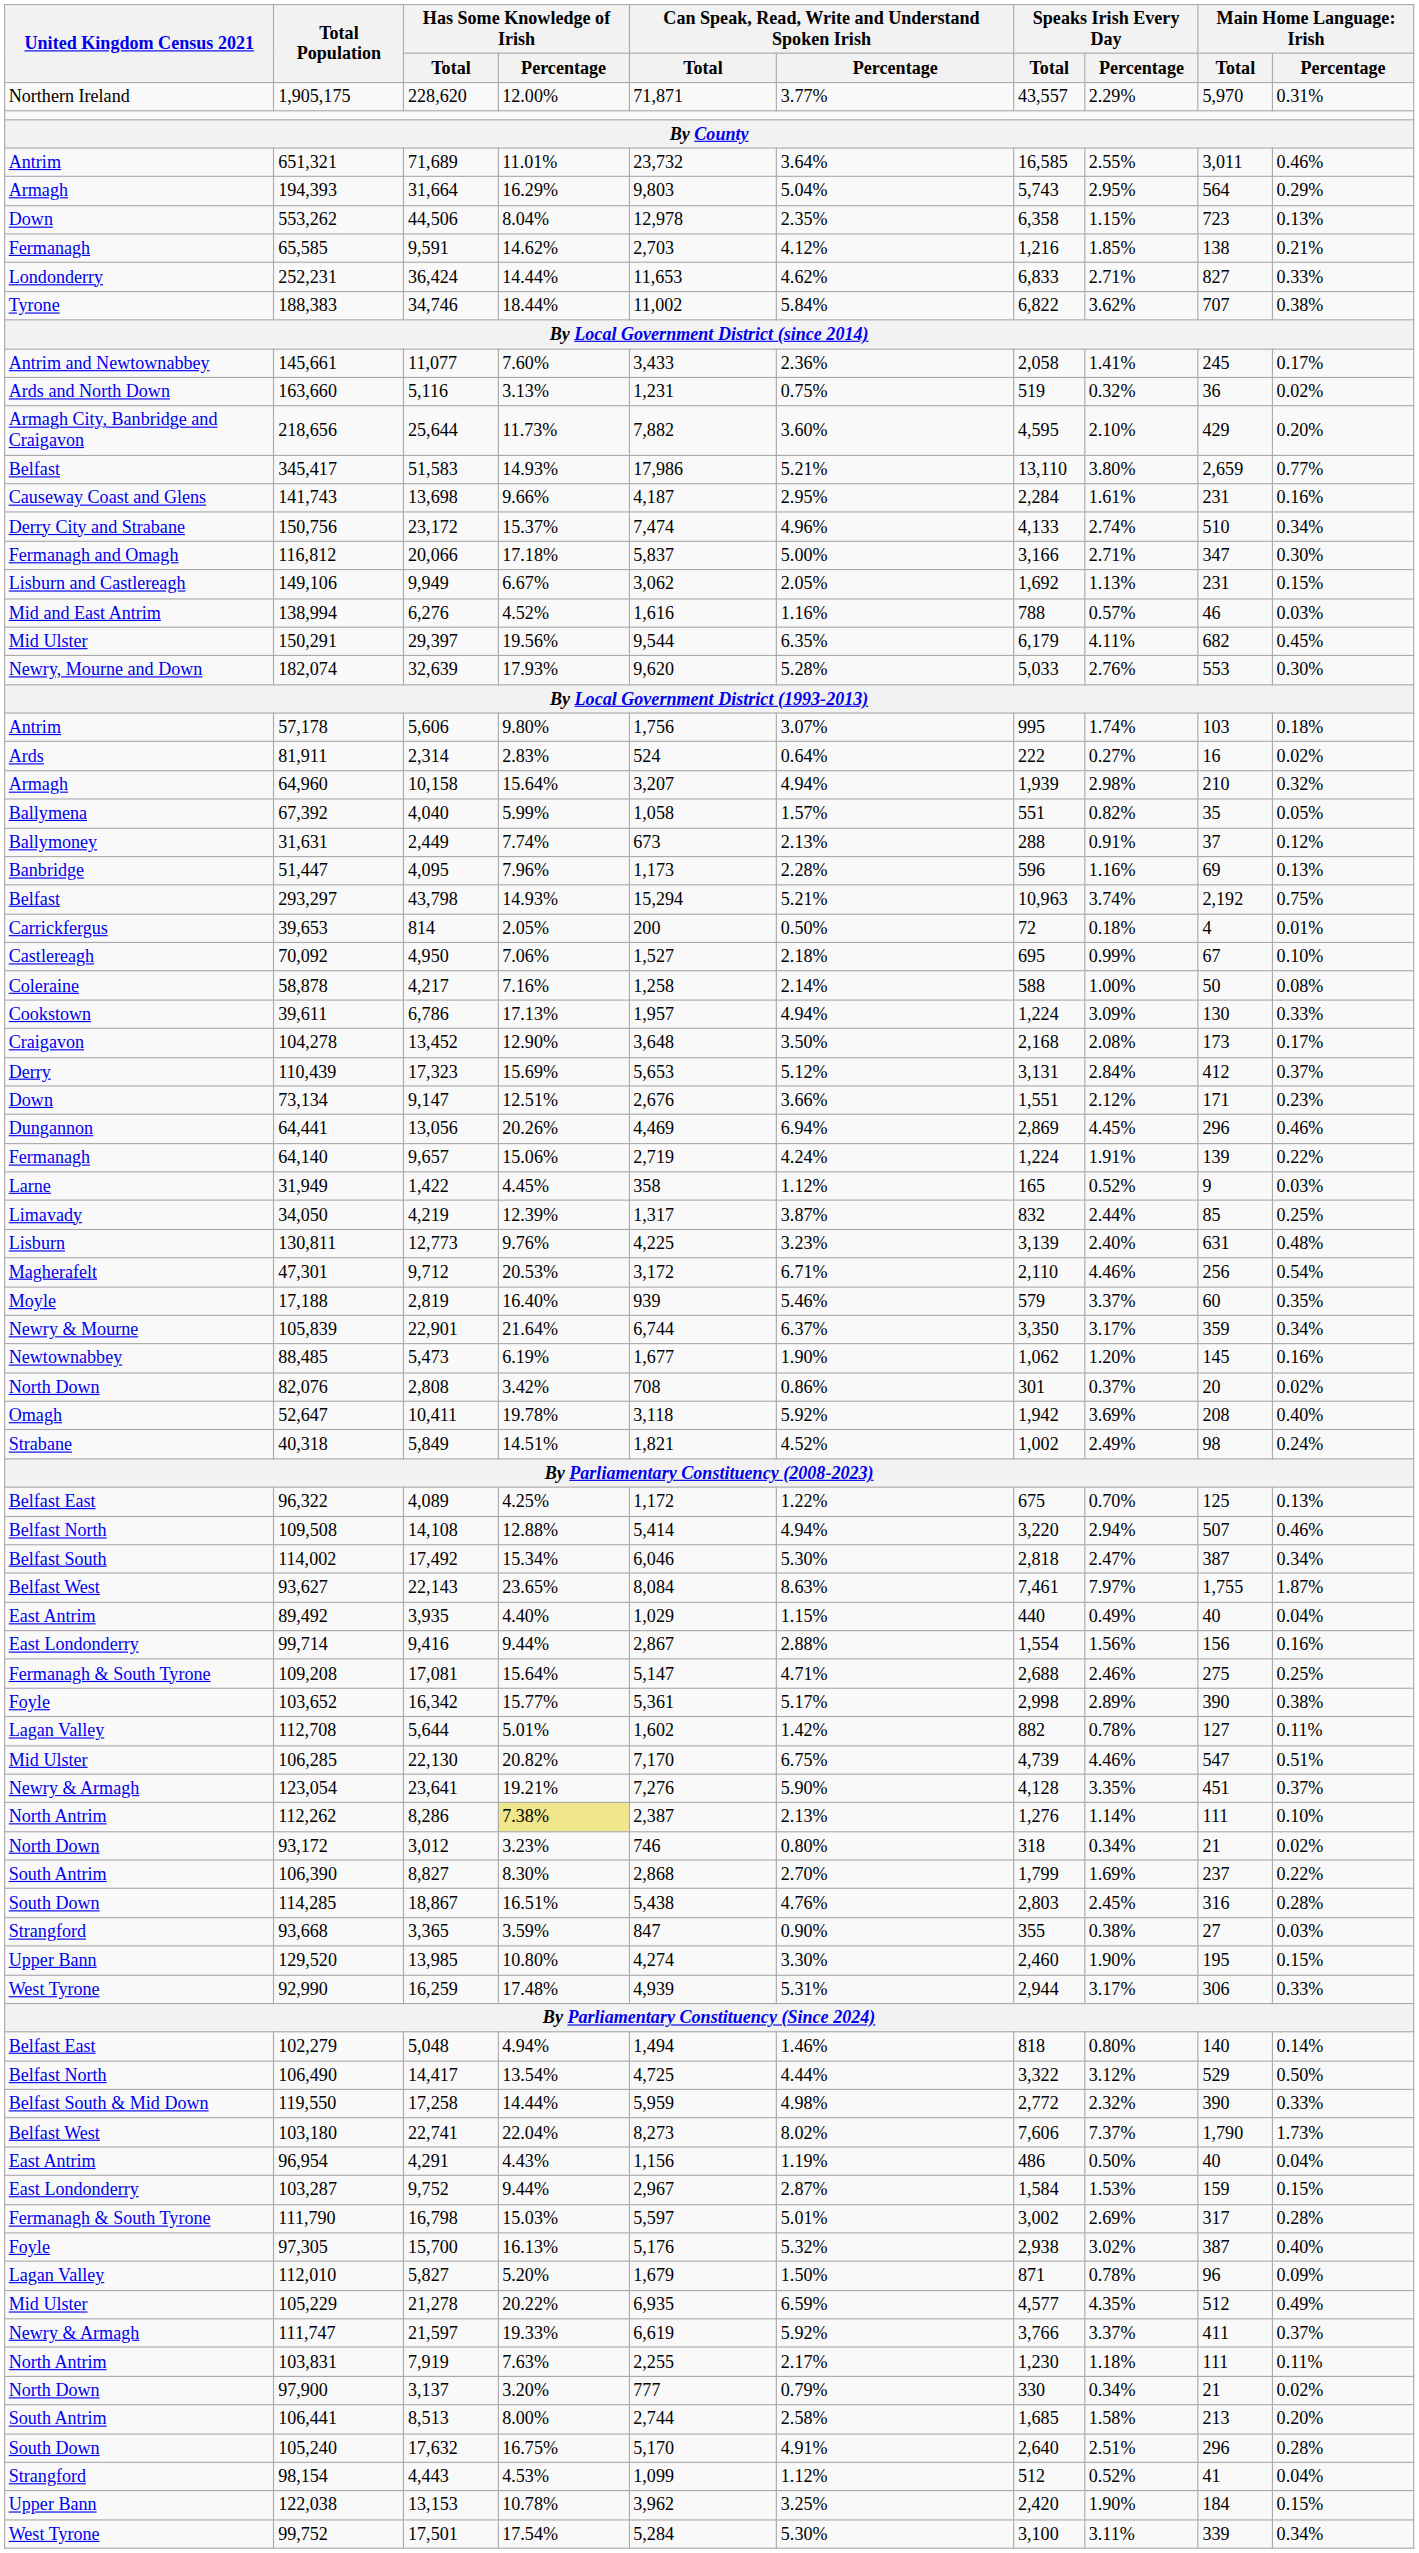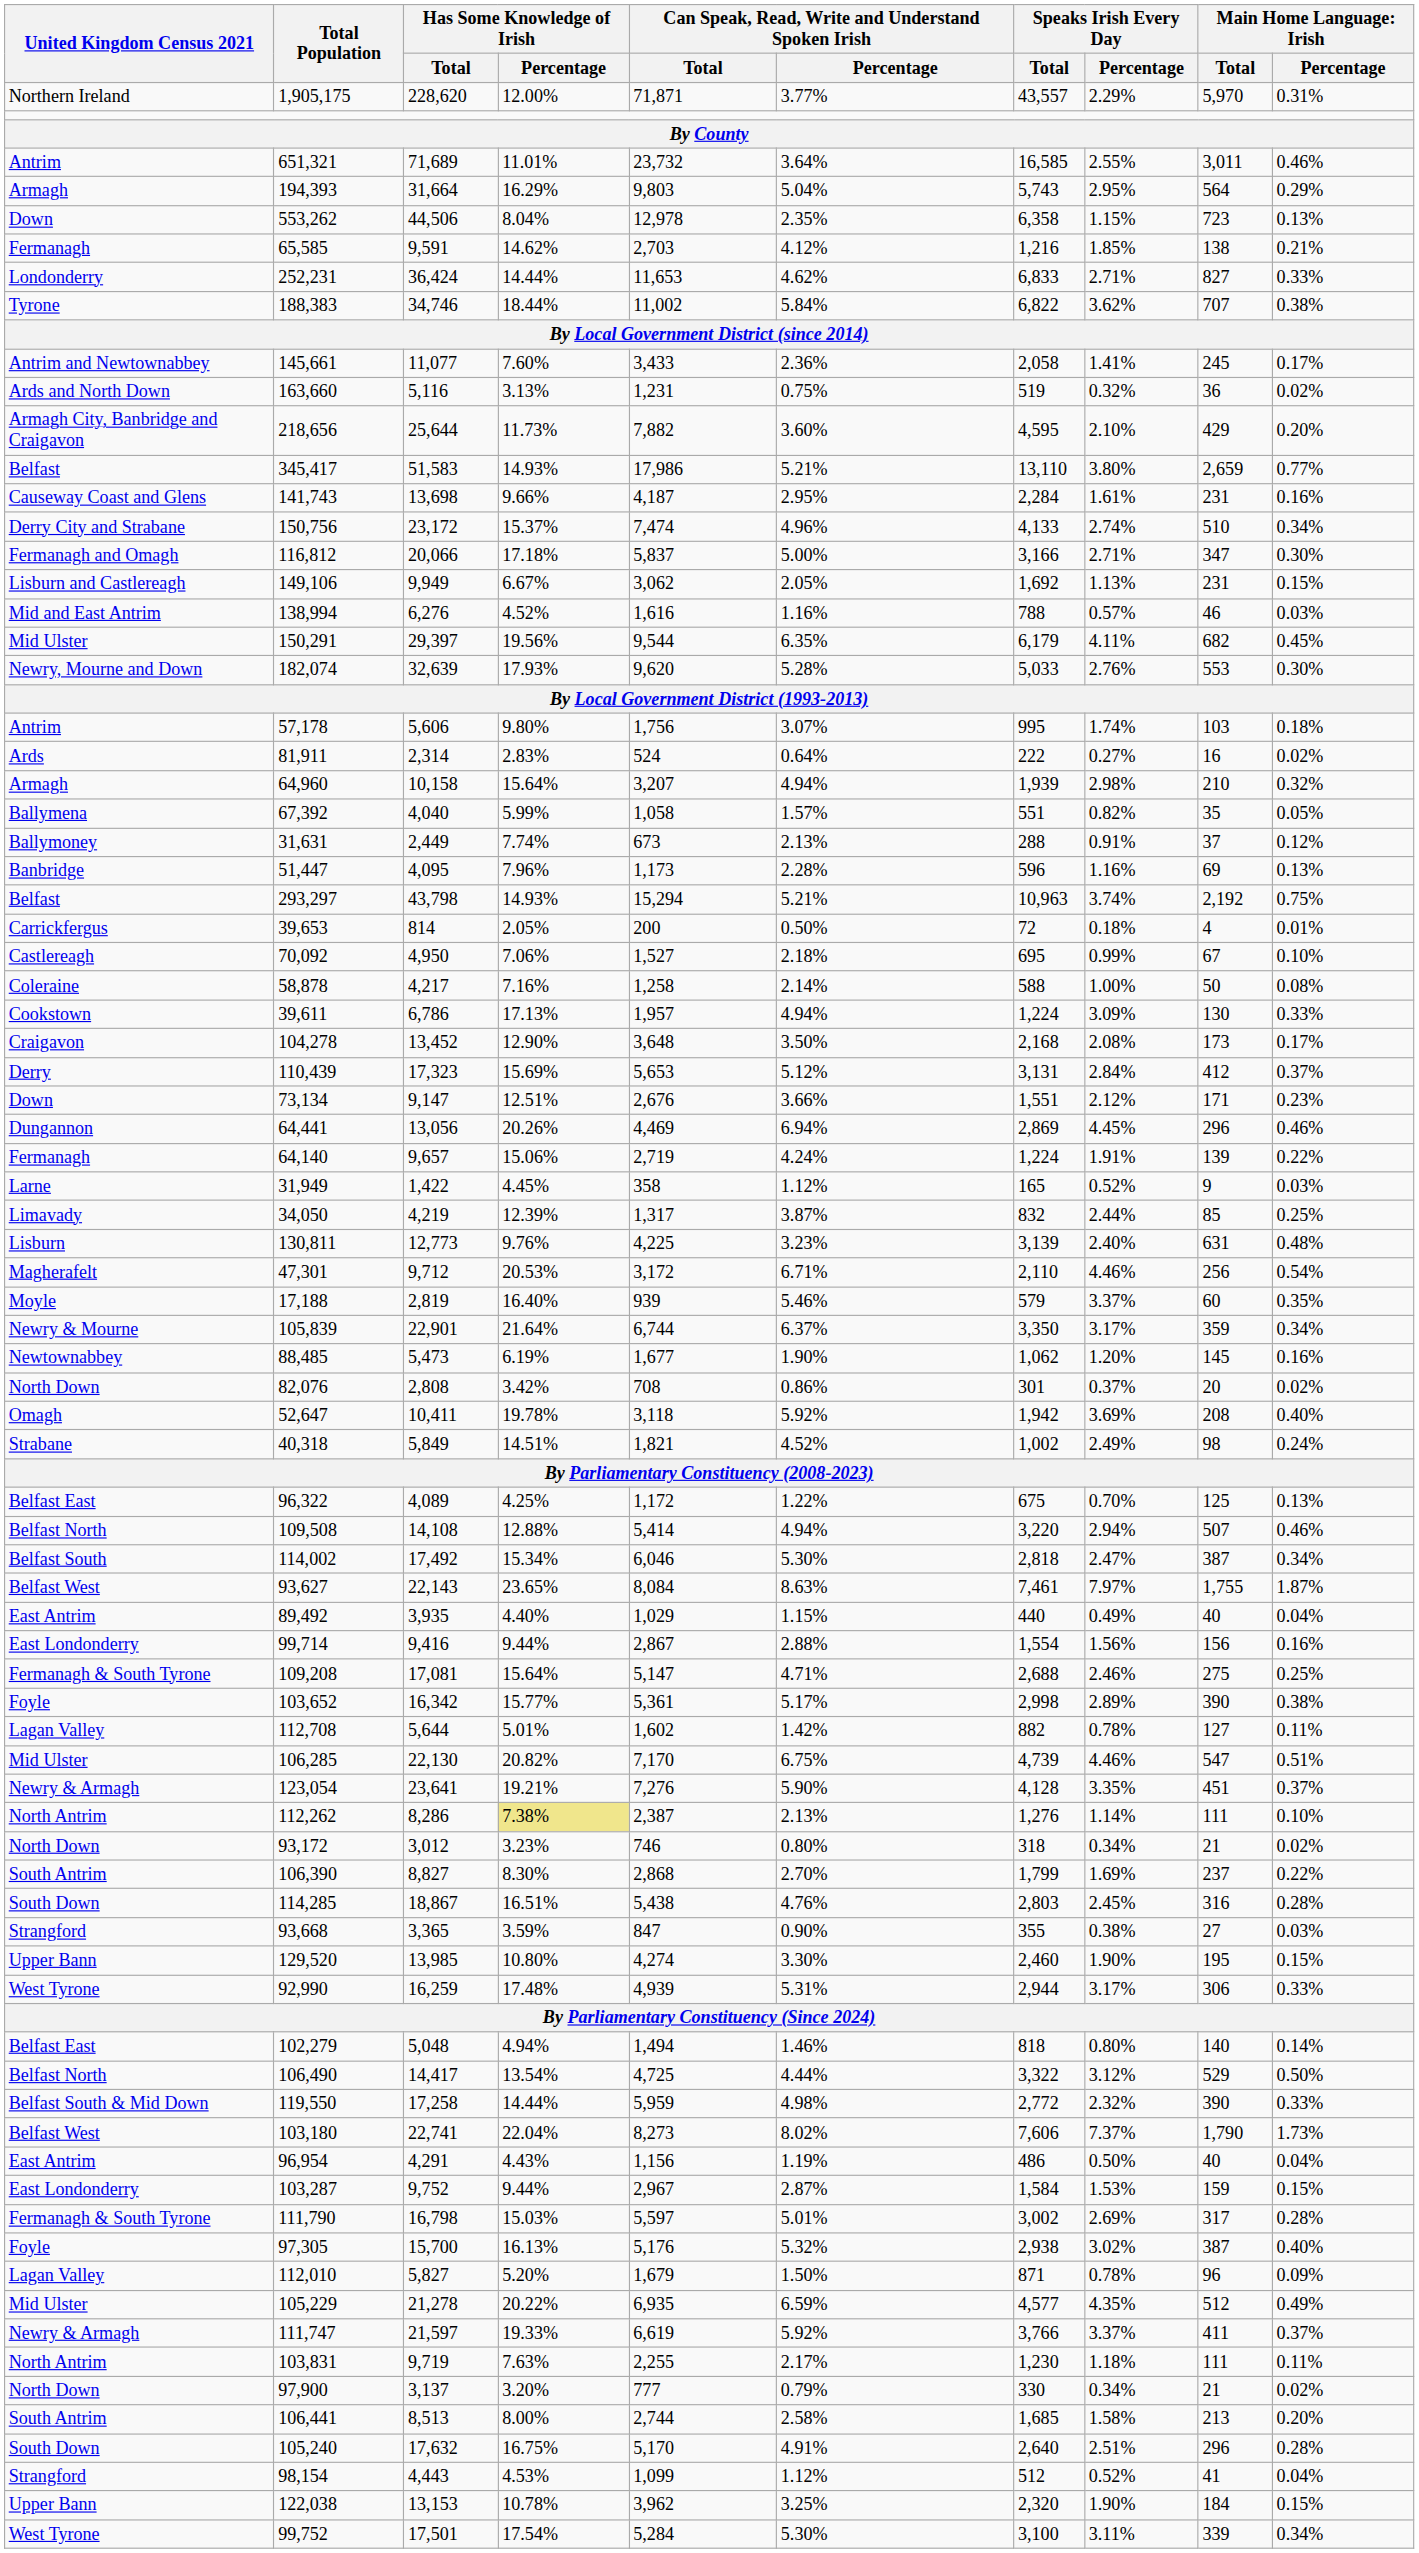(428, 2361) 7,919 -> (428, 2361) 9,719
(1038, 2505) 2,420 -> (1038, 2505) 2,320
